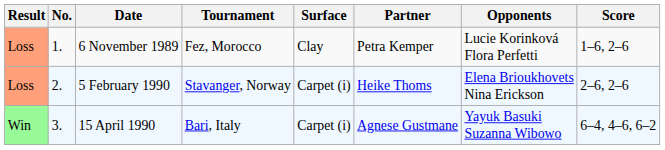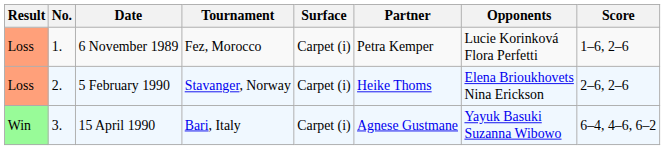(310, 47) Clay -> (324, 47) Carpet (i)
